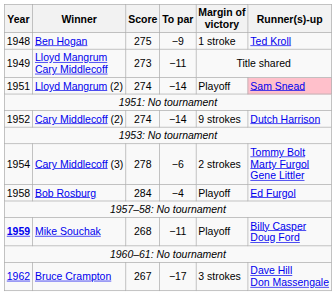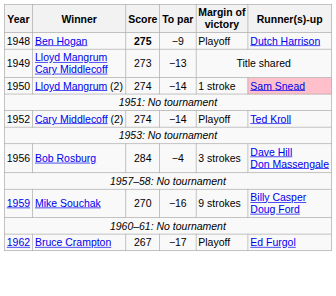(143, 41) normal -> (143, 41) bold
(217, 41) 1 stroke -> (214, 41) Playoff
(271, 41) Ted Kroll -> (285, 41) Dutch Harrison
(178, 64) −11 -> (178, 64) −13
(18, 86) 1951 -> (18, 86) 1950
(214, 86) Playoff -> (217, 86) 1 stroke
(220, 119) 9 strokes -> (214, 119) Playoff
(285, 119) Dutch Harrison -> (271, 119) Ted Kroll
- row: (79, 164)
(18, 193) 1958 -> (18, 158) 1956
(214, 193) Playoff -> (220, 158) 3 strokes
(273, 193) Ed Furgol -> (290, 158) Dave Hill Don Massengale
(18, 232) bold -> (18, 203) normal
(143, 232) 268 -> (143, 203) 270
(178, 232) −11 -> (178, 203) −16
(214, 232) Playoff -> (220, 203) 9 strokes
(220, 277) 3 strokes -> (214, 242) Playoff
(290, 277) Dave Hill Don Massengale -> (273, 242) Ed Furgol
